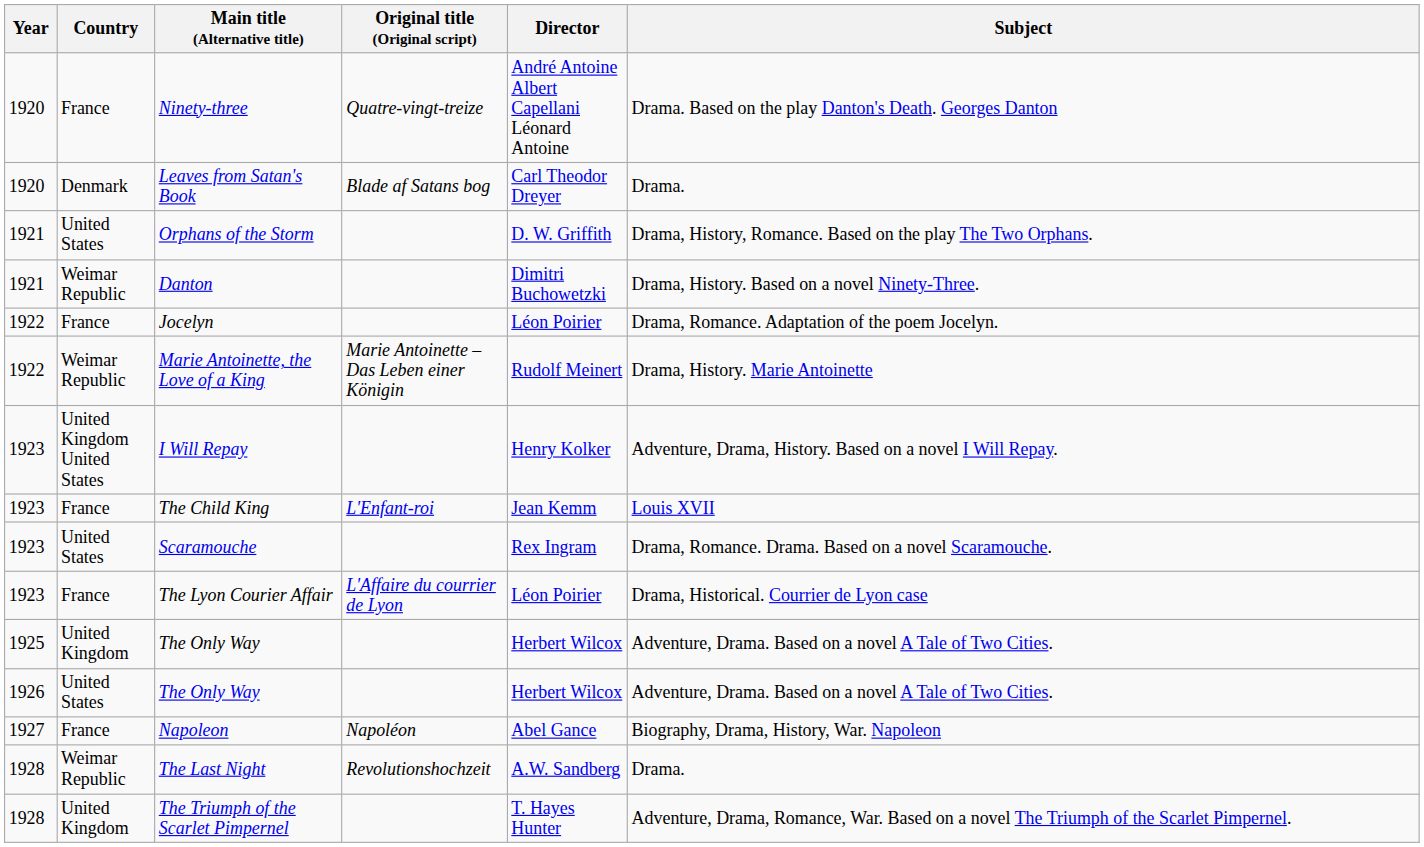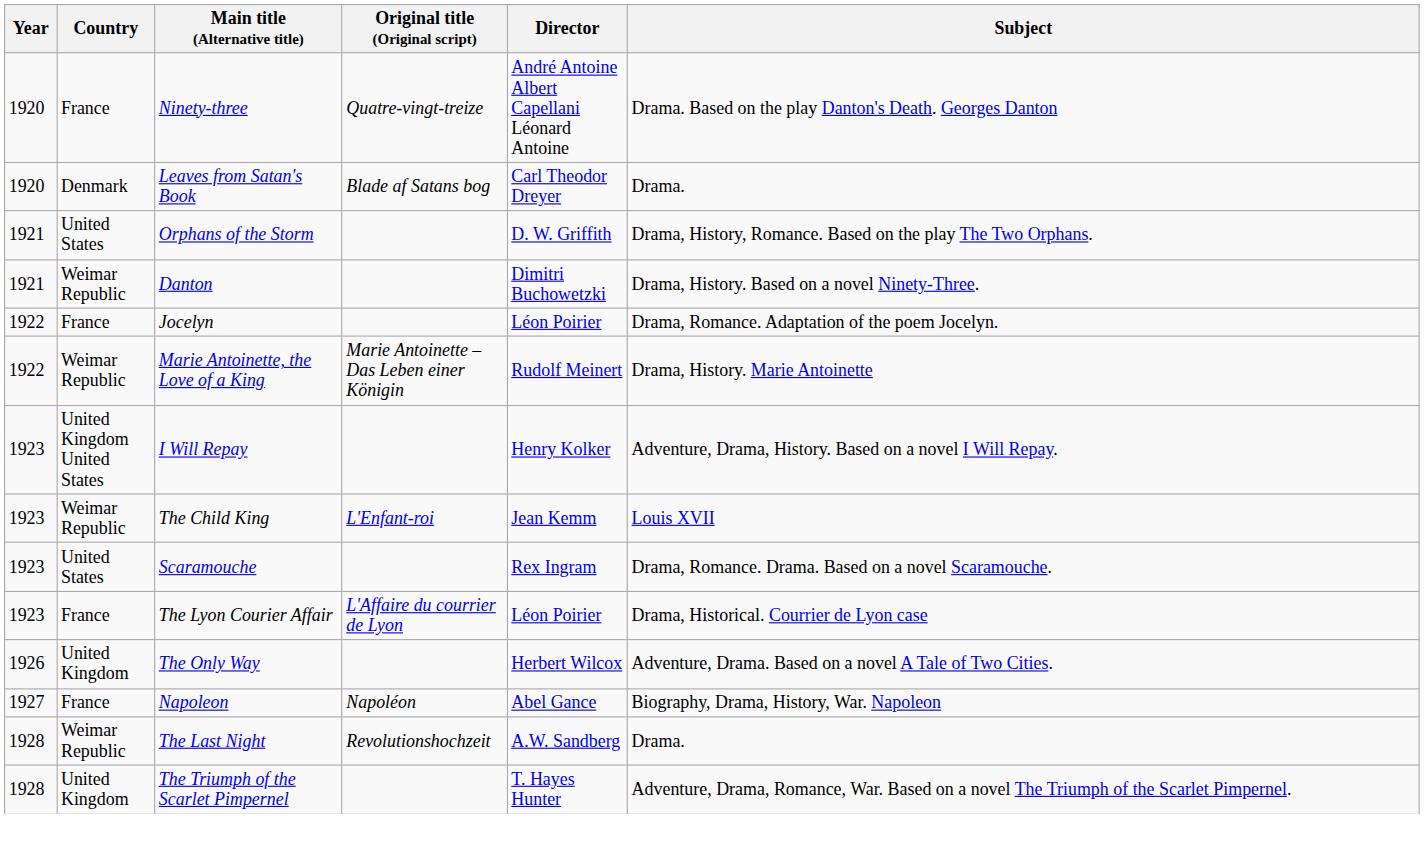(85, 508) France -> (93, 518) Weimar Republic
- row: (27, 643)
(85, 692) United States -> (95, 663) United Kingdom
